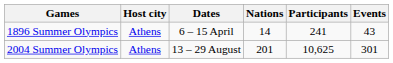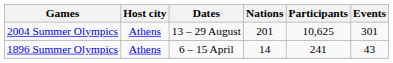rows swapped: (63, 31) <-> (63, 49)
